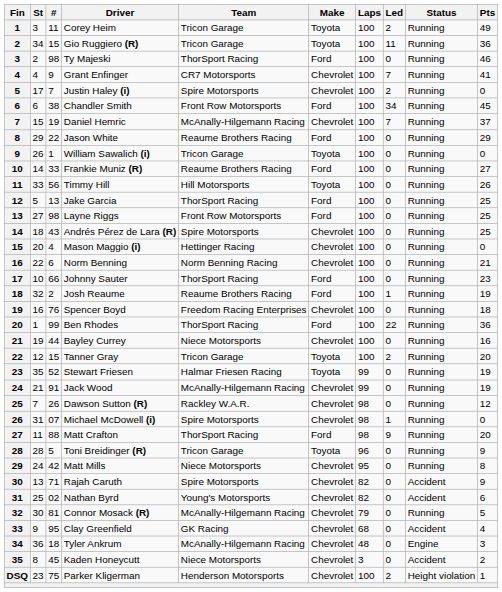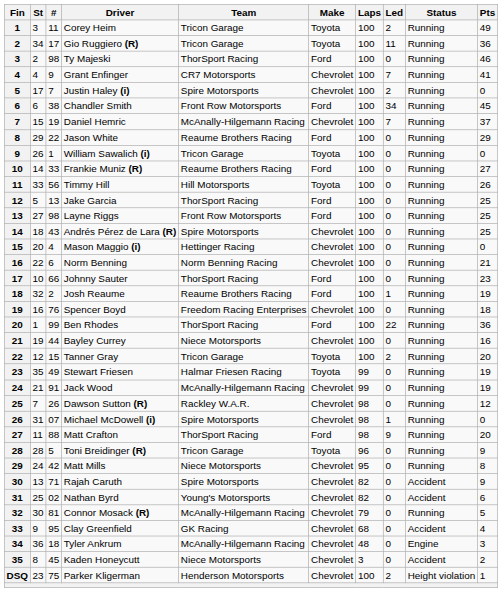(54, 44) 15 -> (54, 44) 17
(54, 372) 52 -> (54, 372) 49
